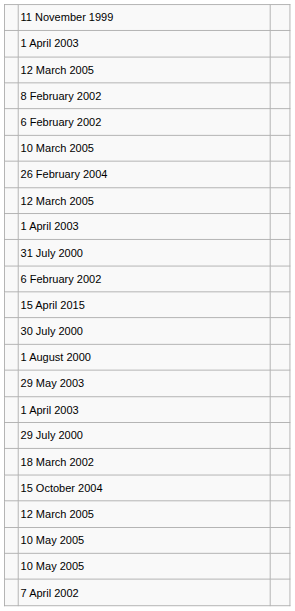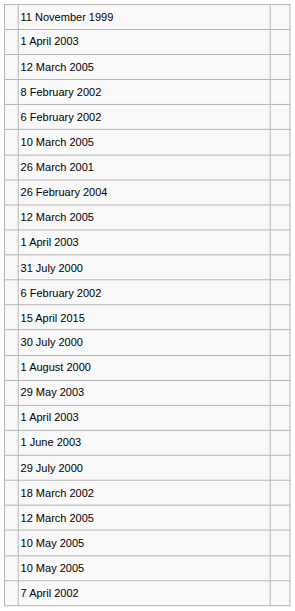+ row: (11, 167)
+ row: (11, 443)
- row: (11, 488)
